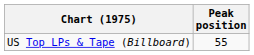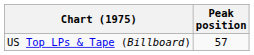(221, 42) 55 -> (221, 42) 57
